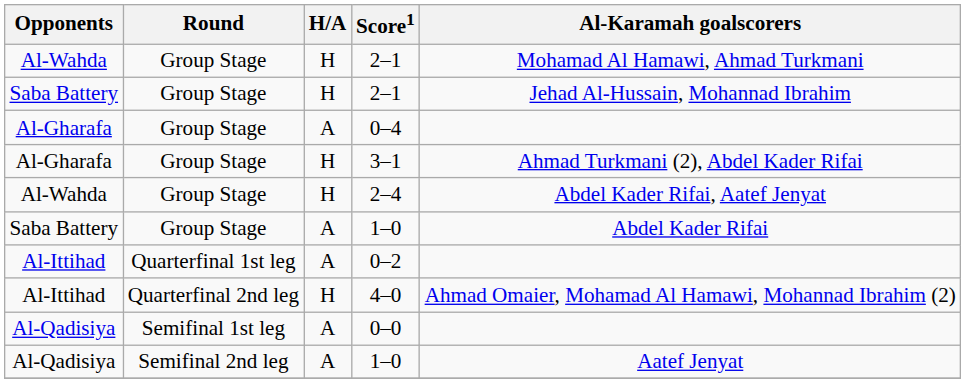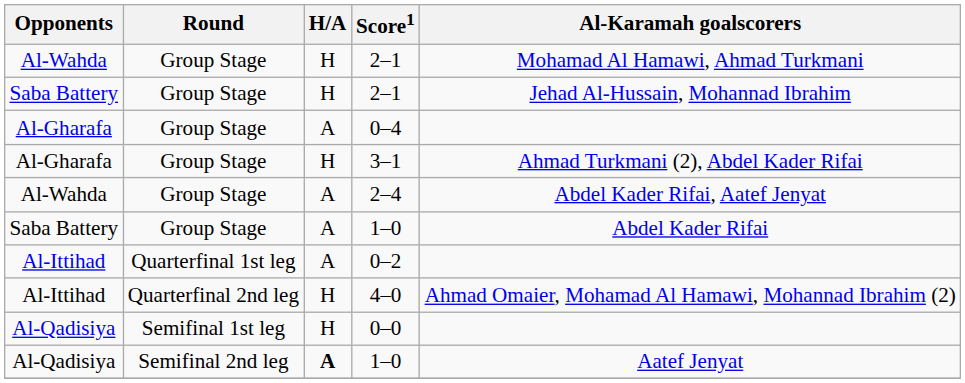(328, 194) H -> (328, 194) A
(328, 328) A -> (328, 328) H
(328, 361) normal -> (328, 361) bold
